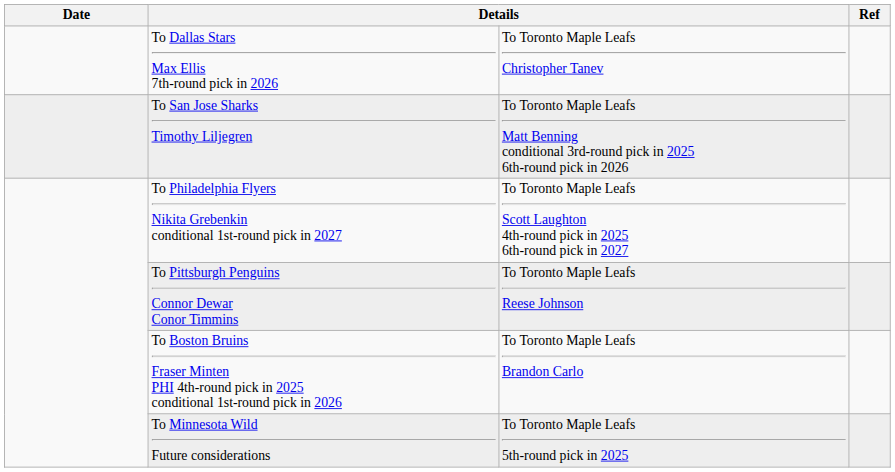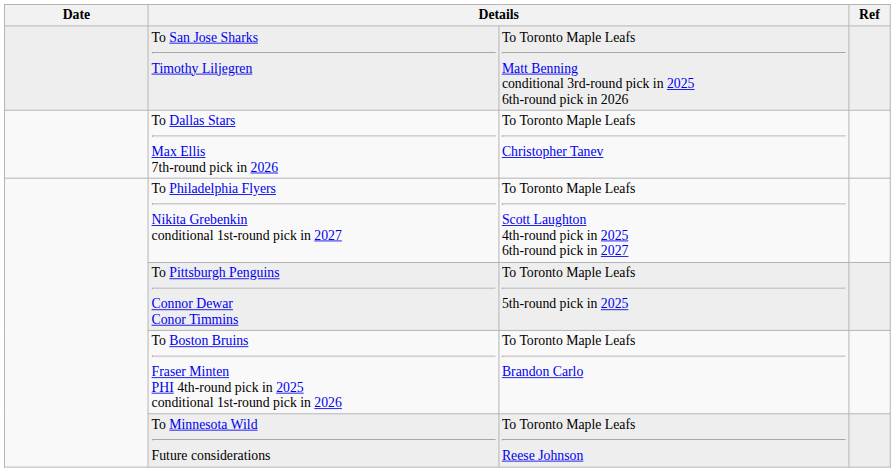rows swapped: (324, 60) <-> (324, 120)
(674, 288) To Toronto Maple Leafs Reese Johnson -> (674, 288) To Toronto Maple Leafs 5th-round pick in 2025
(674, 440) To Toronto Maple Leafs 5th-round pick in 2025 -> (674, 440) To Toronto Maple Leafs Reese Johnson
